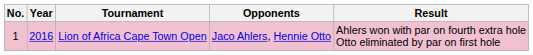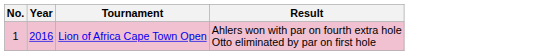- column: (271, 13)
